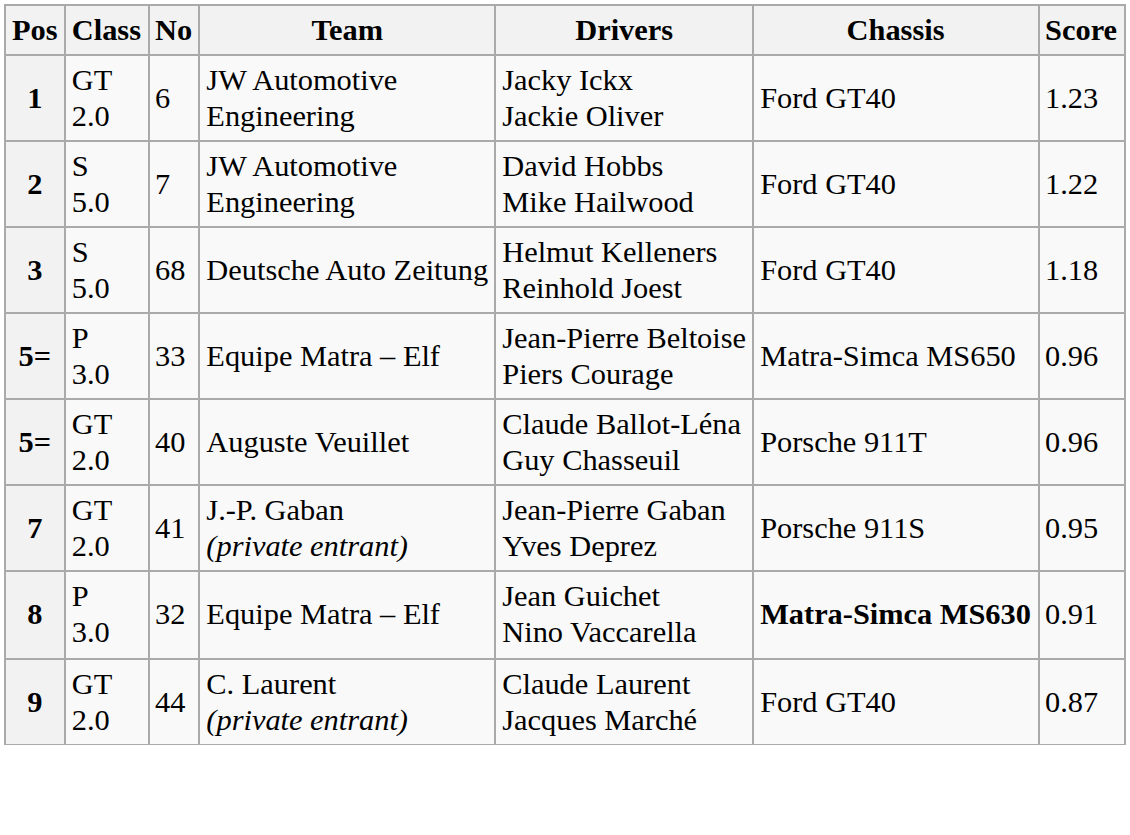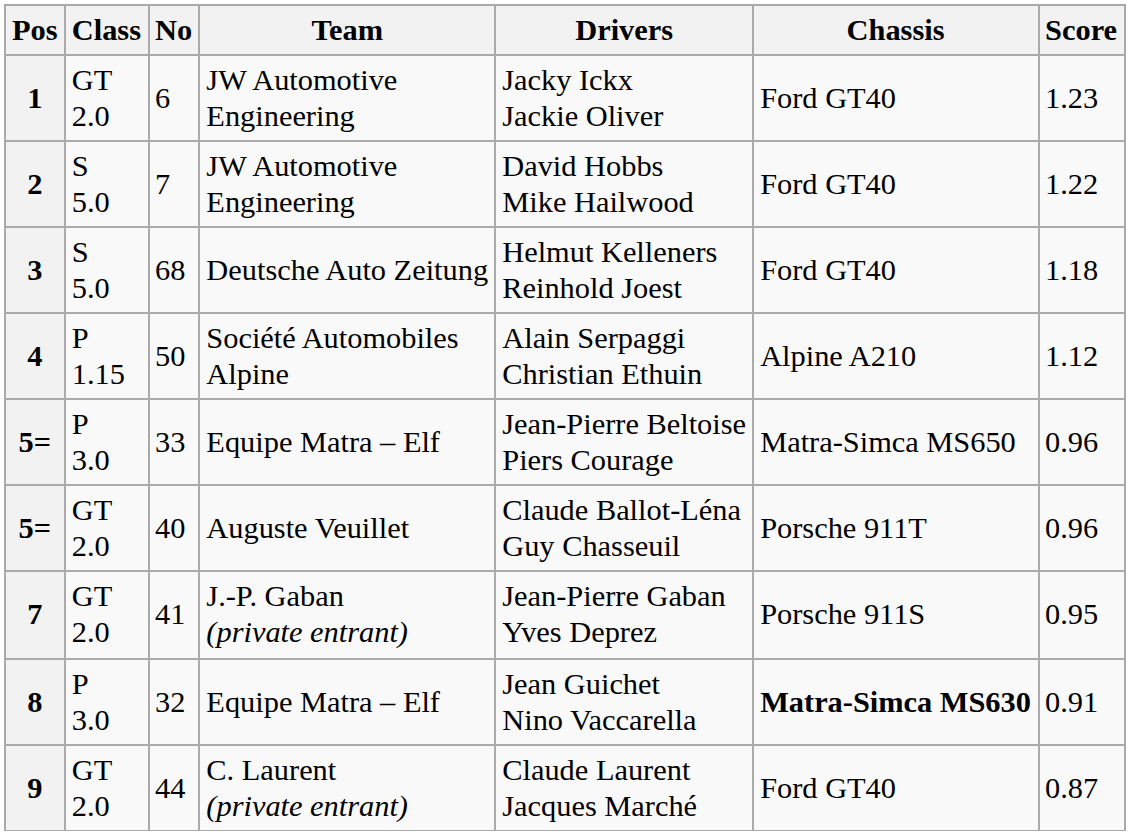+ row: (170, 356)
